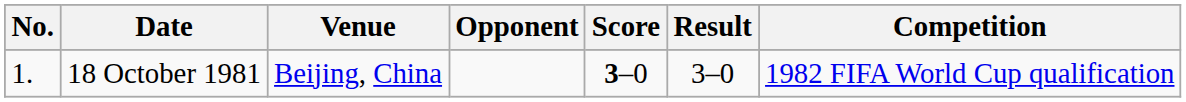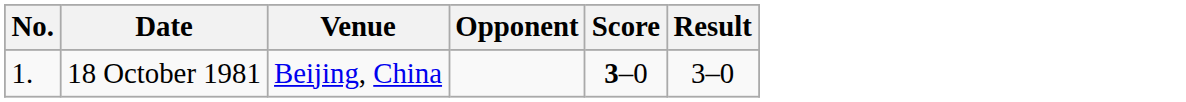- column: (970, 27)
